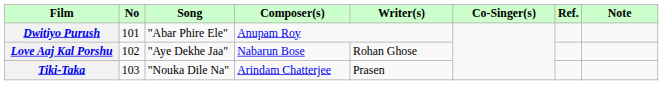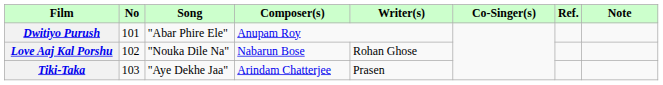(188, 51) "Aye Dekhe Jaa" -> (188, 51) "Nouka Dile Na"
(188, 70) "Nouka Dile Na" -> (188, 70) "Aye Dekhe Jaa"
